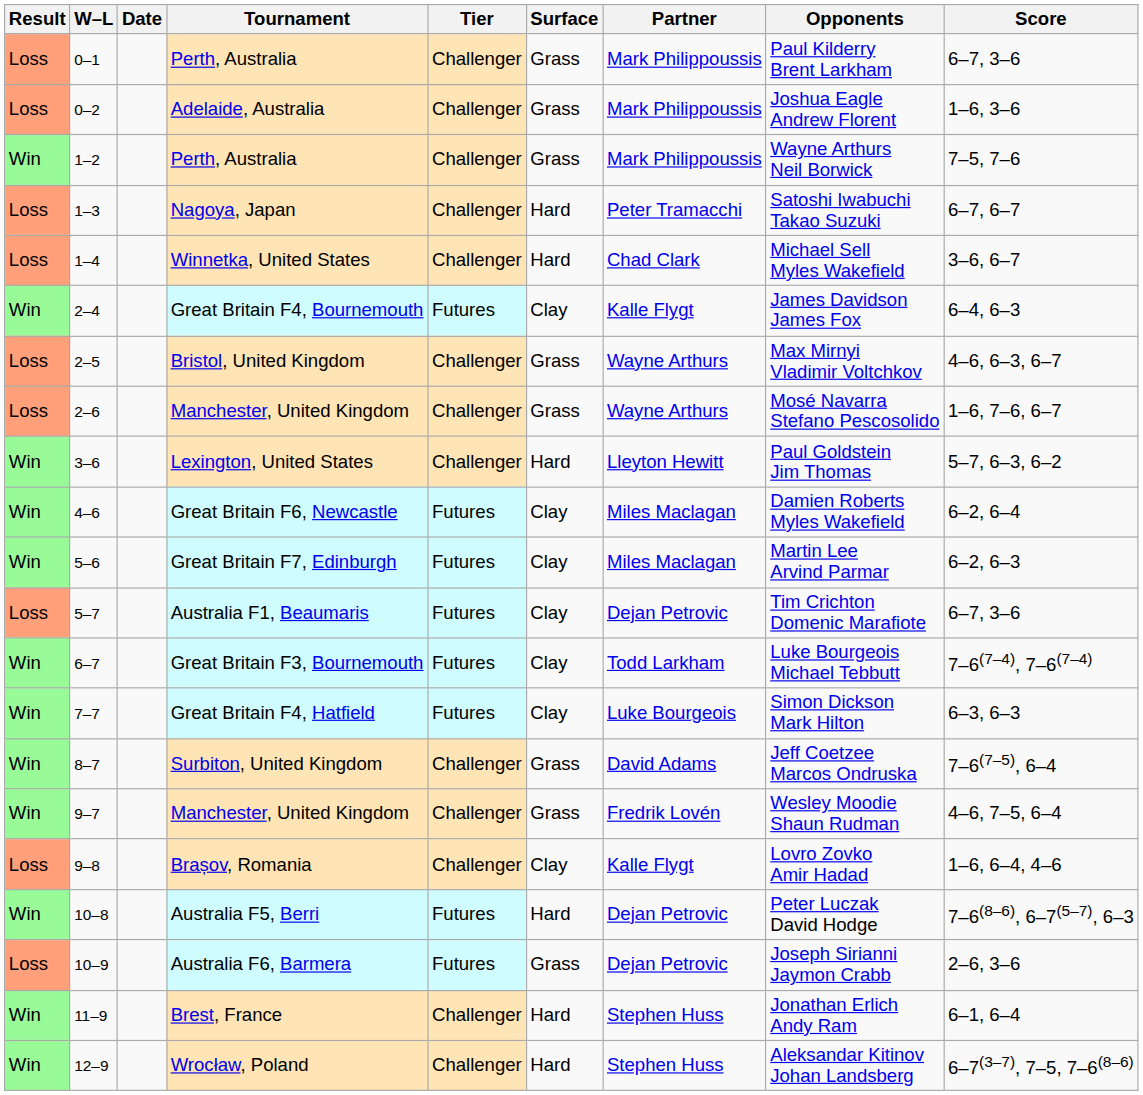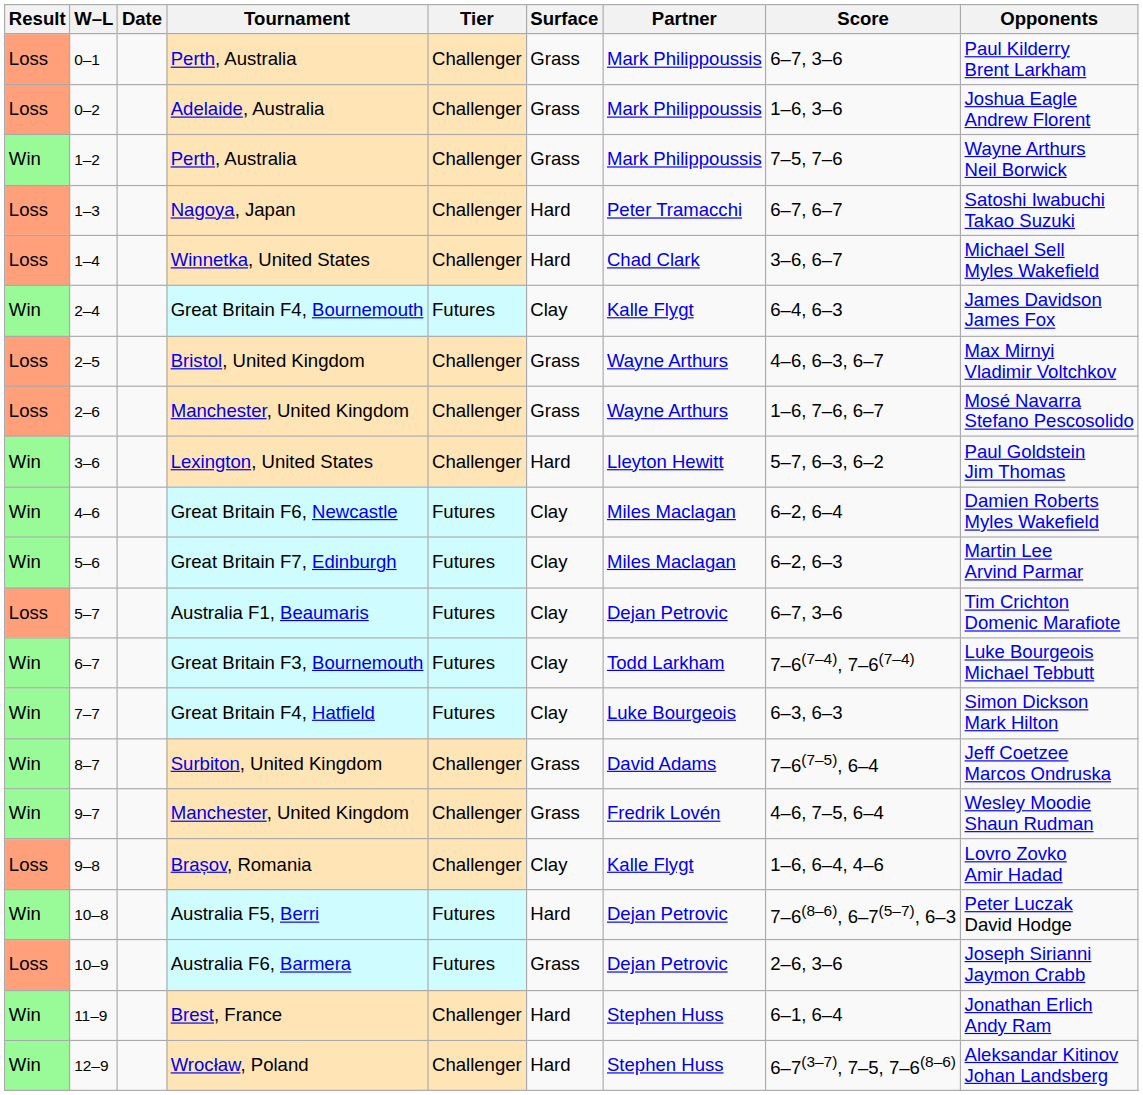columns swapped: (855, 19) <-> (1041, 19)
